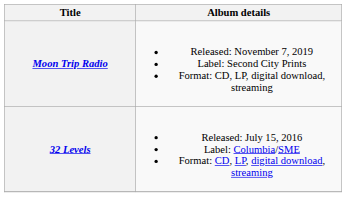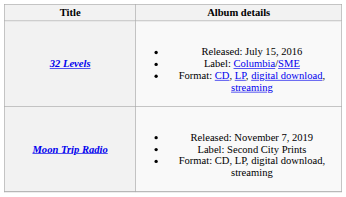rows swapped: (70, 149) <-> (70, 63)
